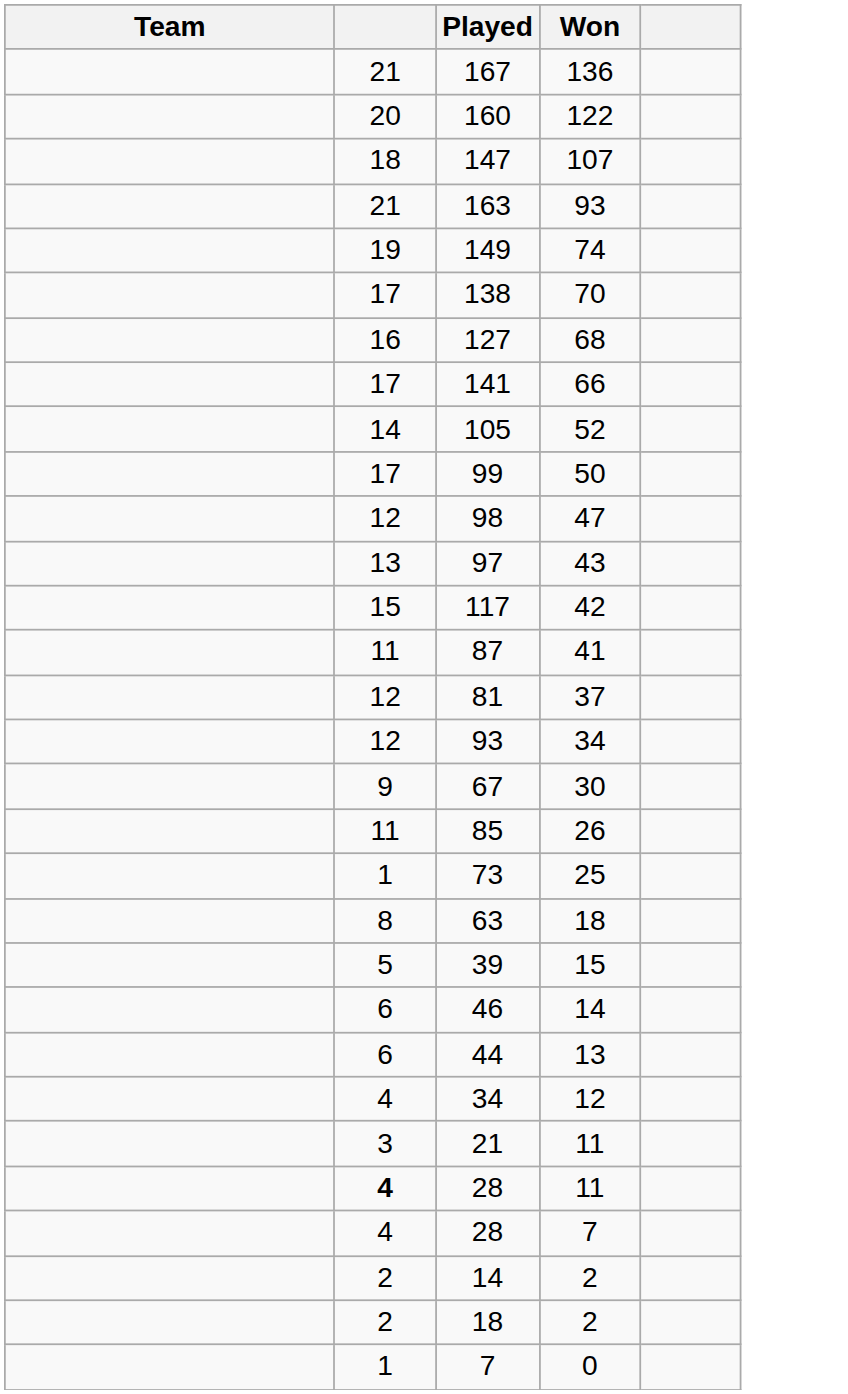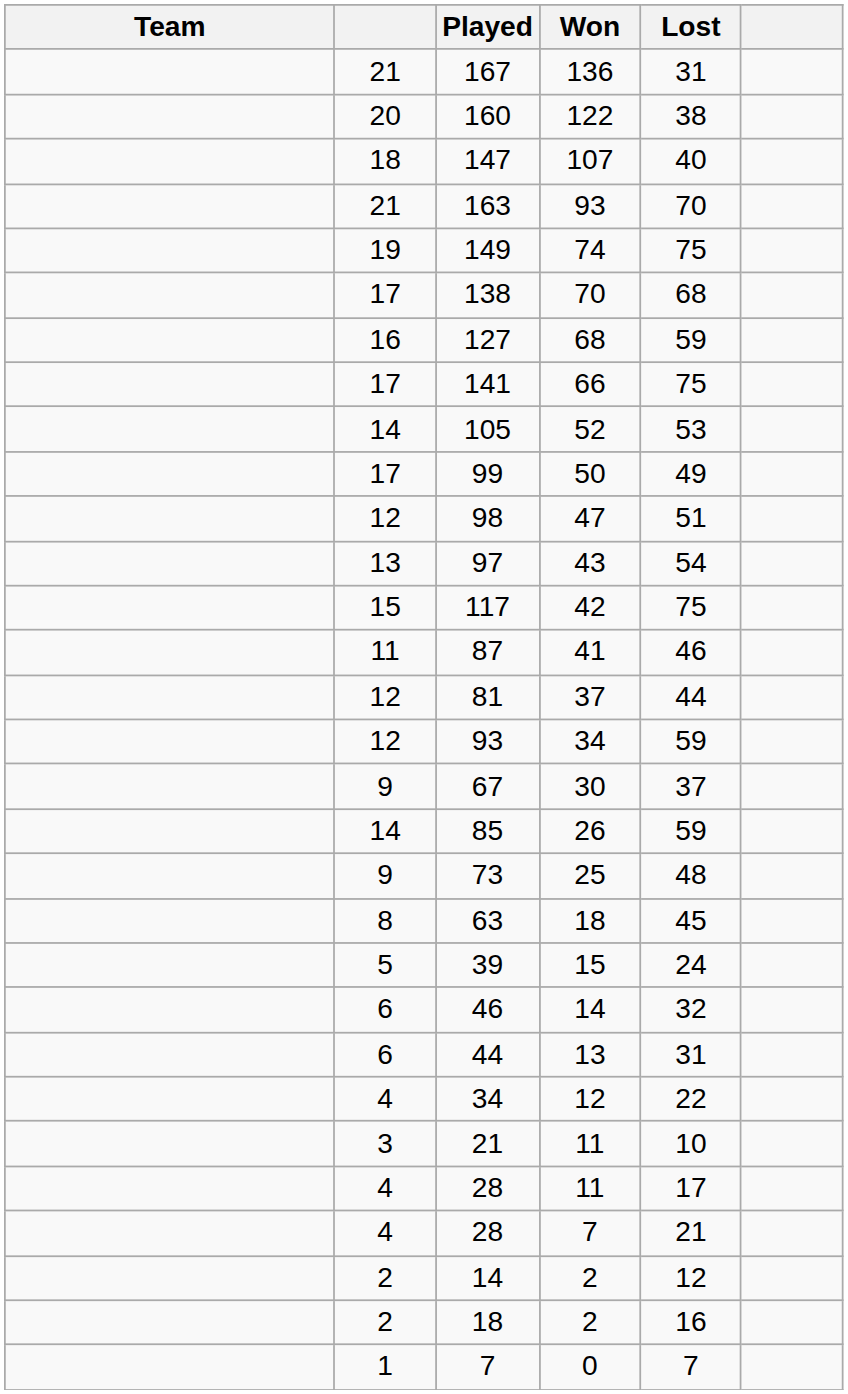+ column: (691, 26)
(385, 830) 11 -> (385, 830) 14
(385, 875) 1 -> (385, 875) 9
(385, 1187) bold -> (385, 1187) normal
